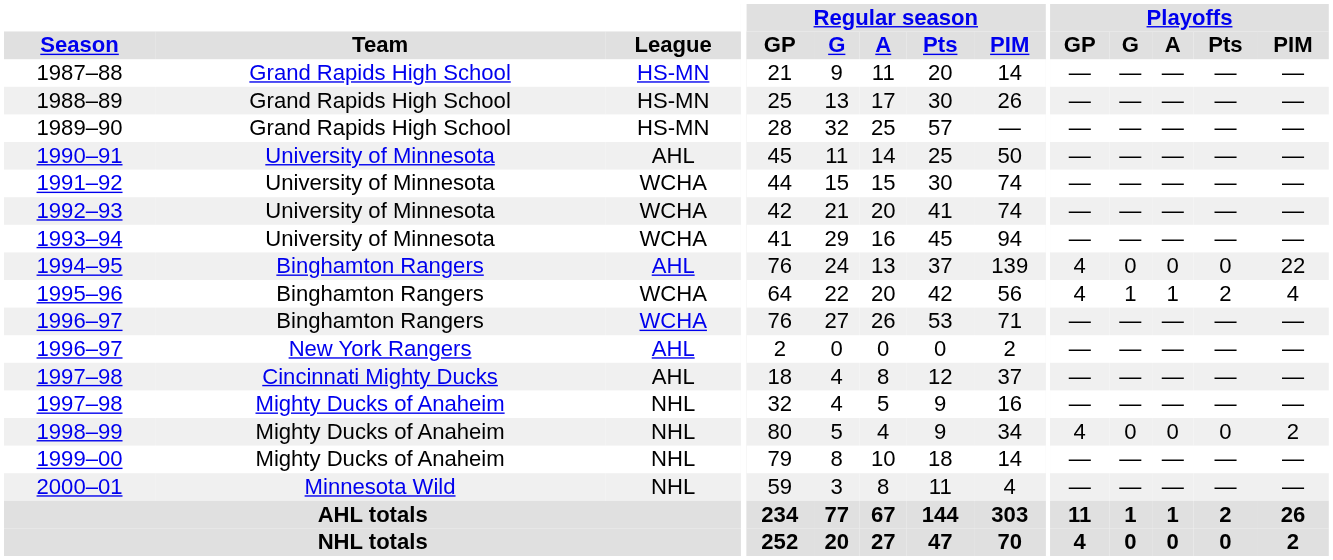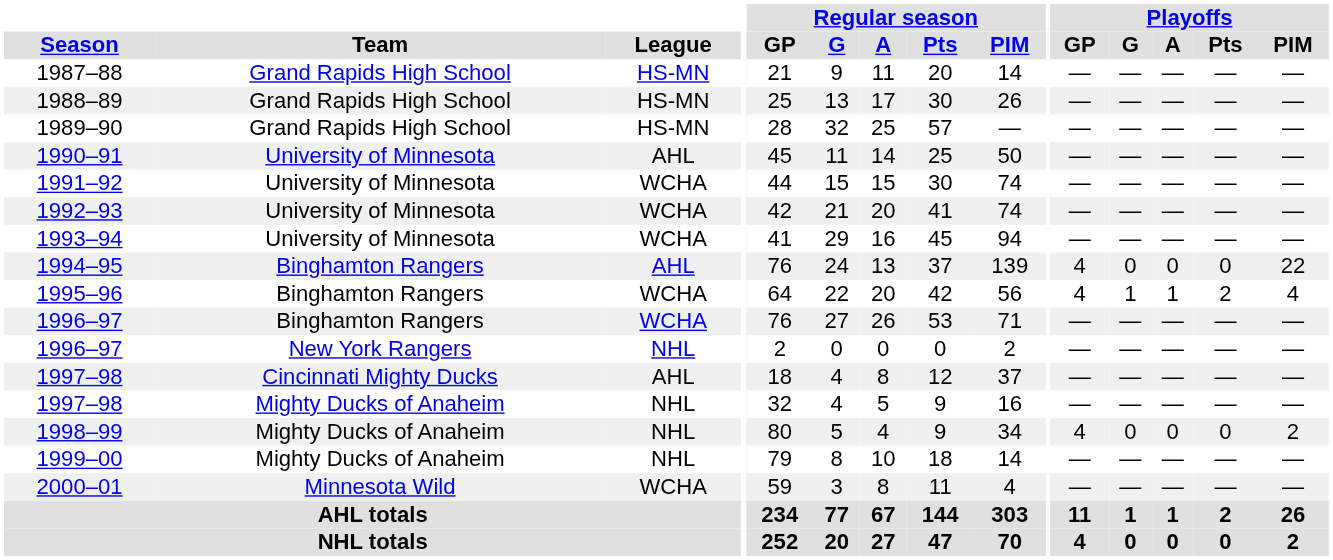(673, 348) AHL -> (673, 348) NHL
(673, 486) NHL -> (673, 486) WCHA
